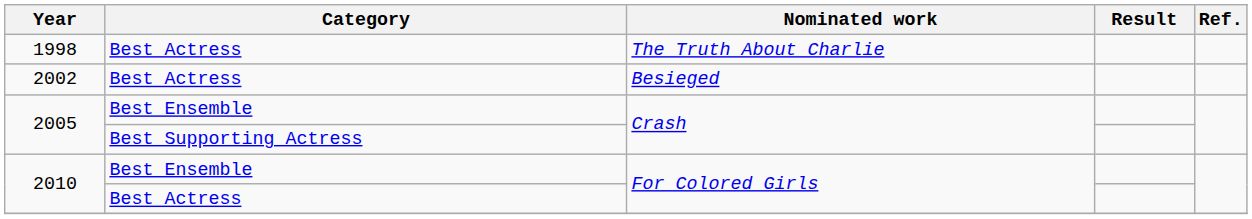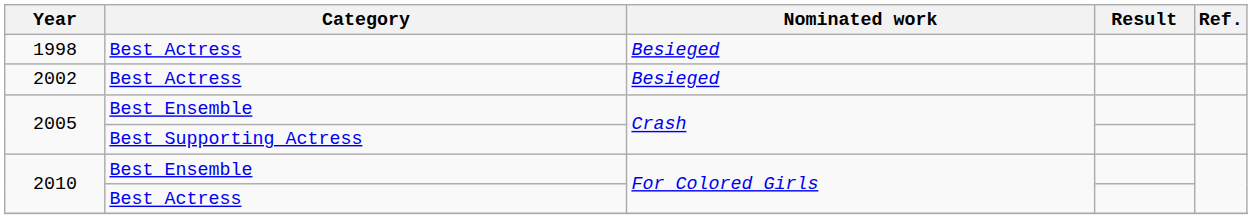(758, 50) The Truth About Charlie -> (675, 50) Besieged
